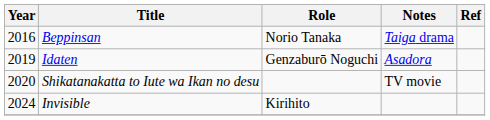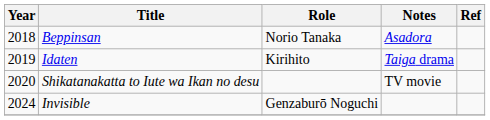(22, 37) 2016 -> (22, 37) 2018
(419, 37) Taiga drama -> (408, 37) Asadora
(322, 59) Genzaburō Noguchi -> (288, 59) Kirihito
(408, 59) Asadora -> (419, 59) Taiga drama
(288, 103) Kirihito -> (322, 103) Genzaburō Noguchi
